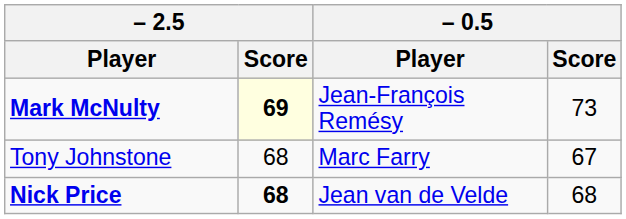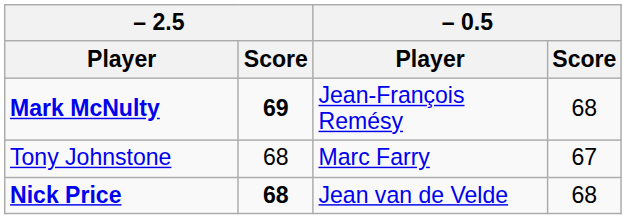(276, 108) lightyellow background -> (276, 108) no background
(584, 108) 73 -> (584, 108) 68
